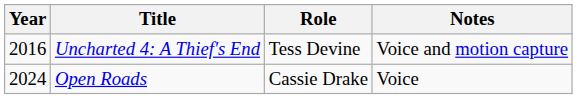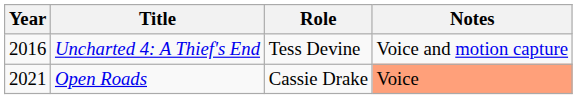(28, 78) 2024 -> (28, 78) 2021
(398, 78) no background -> (398, 78) lightsalmon background
